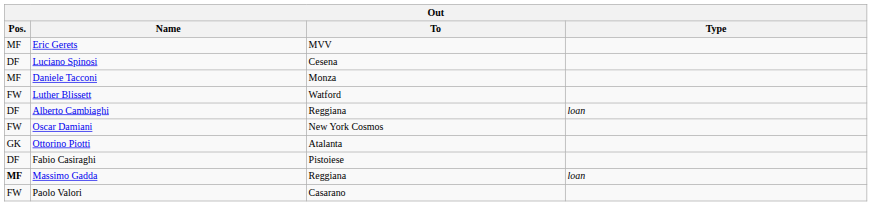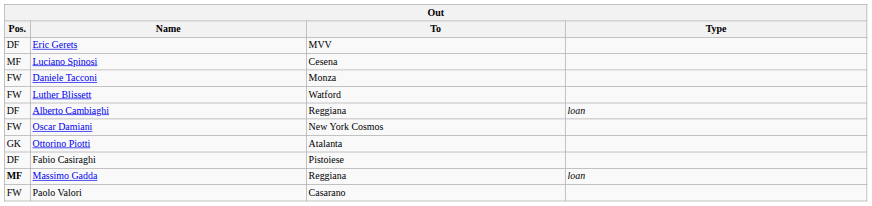(14, 45) MF -> (13, 45) DF
(13, 62) DF -> (14, 62) MF
(14, 78) MF -> (14, 78) FW
